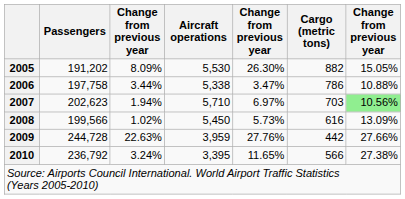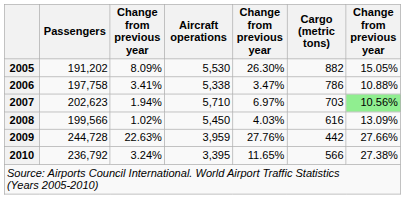(146, 85) 3.44% -> (146, 85) 3.41%
(269, 120) 5.73% -> (269, 120) 4.03%
